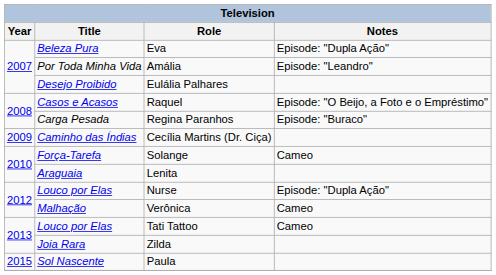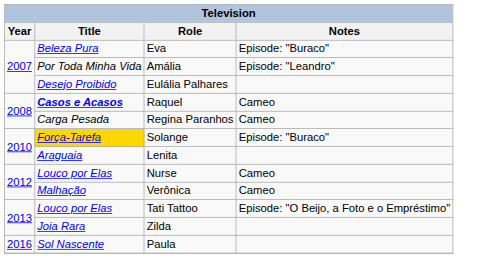(333, 49) Episode: "Dupla Ação" -> (284, 49) Episode: "Buraco"
(78, 102) normal -> (80, 102) bold
(382, 102) Episode: "O Beijo, a Foto e o Empréstimo" -> (257, 102) Cameo
(322, 120) Episode: "Buraco" -> (257, 120) Cameo
- row: (209, 138)
(69, 156) no background -> (69, 138) gold background
(295, 156) Cameo -> (284, 138) Episode: "Buraco"
(333, 191) Episode: "Dupla Ação" -> (257, 173) Cameo
(295, 227) Cameo -> (344, 209) Episode: "O Beijo, a Foto e o Empréstimo"
(20, 262) 2015 -> (20, 244) 2016
